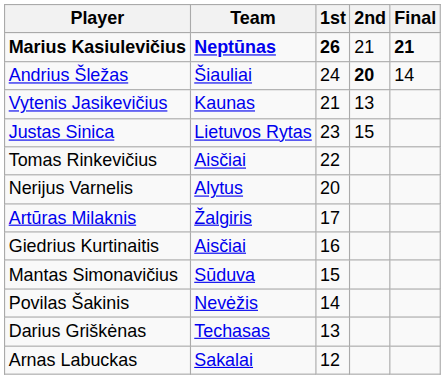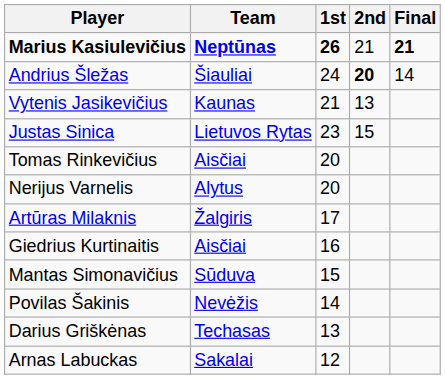(330, 160) 22 -> (330, 160) 20
